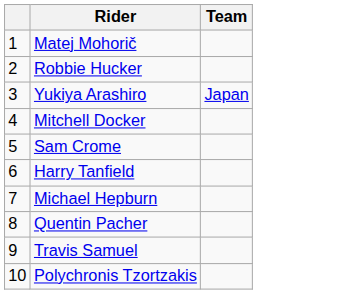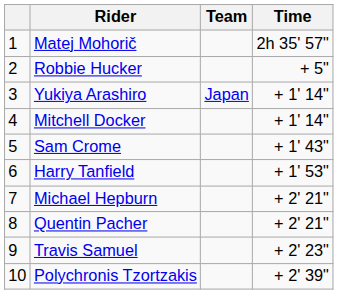+ column: (293, 17)
